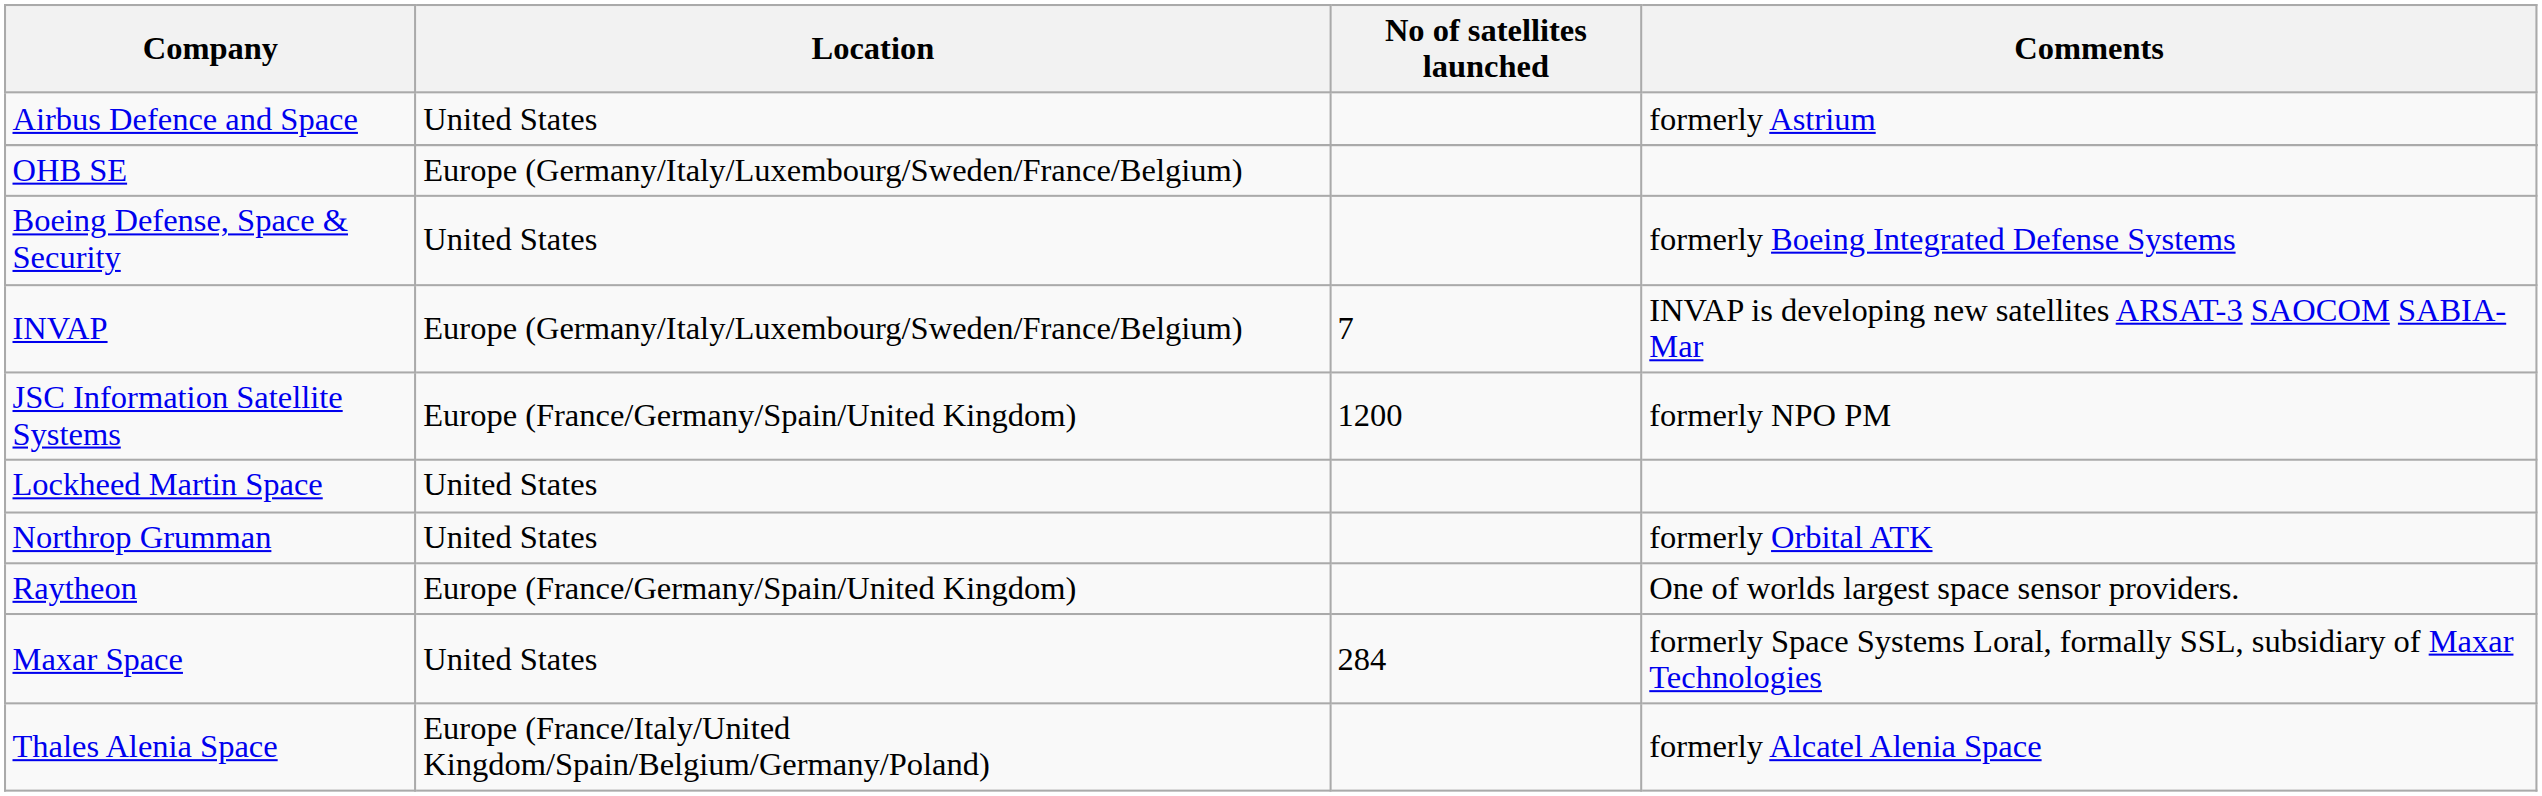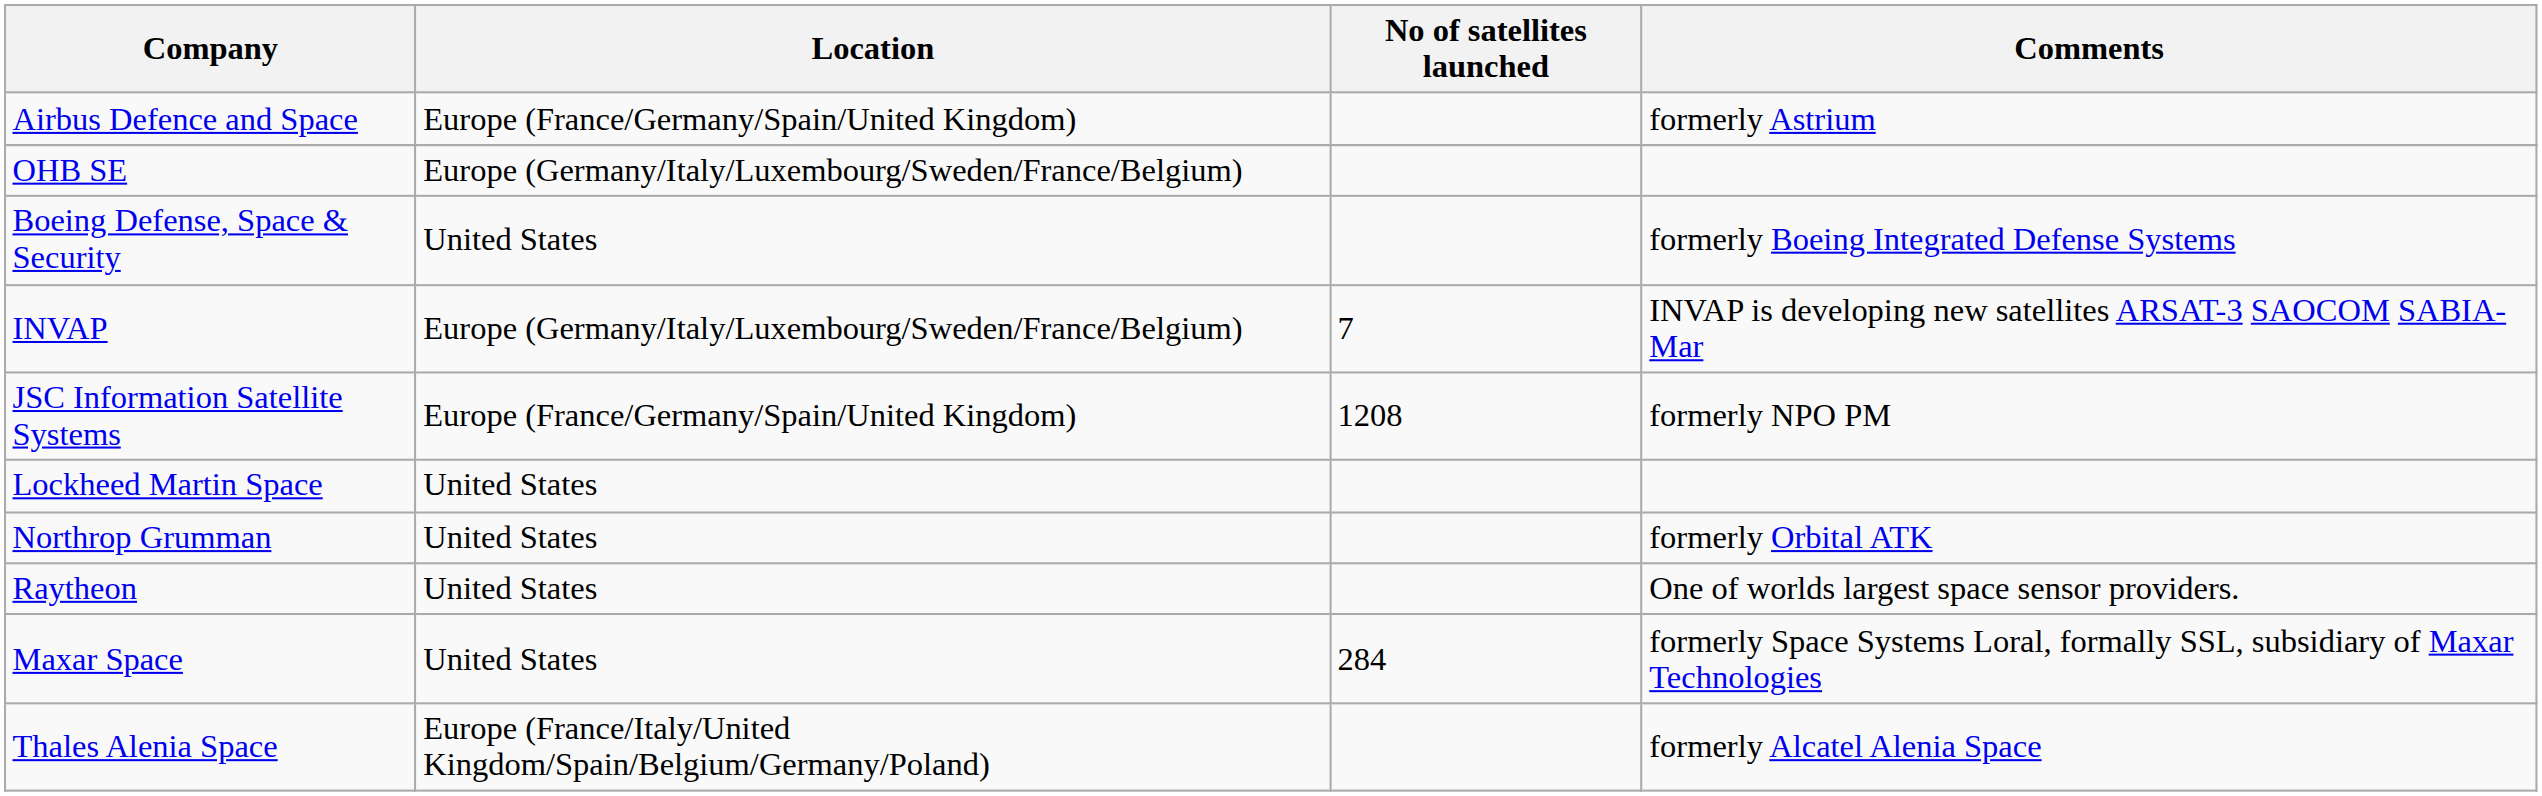(510, 118) United States -> (750, 118) Europe (France/Germany/Spain/United Kingdom)
(1370, 415) 1200 -> (1370, 415) 1208
(750, 588) Europe (France/Germany/Spain/United Kingdom) -> (510, 588) United States
